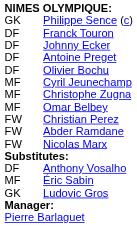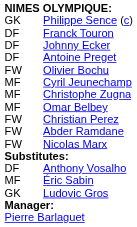(12, 70) DF -> (13, 70) FW
